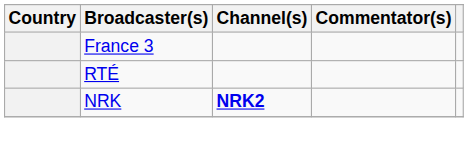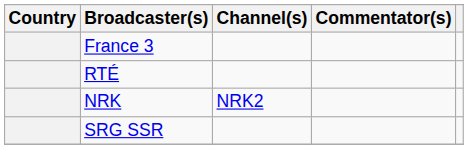(240, 102) bold -> (240, 102) normal
+ row: (124, 130)
